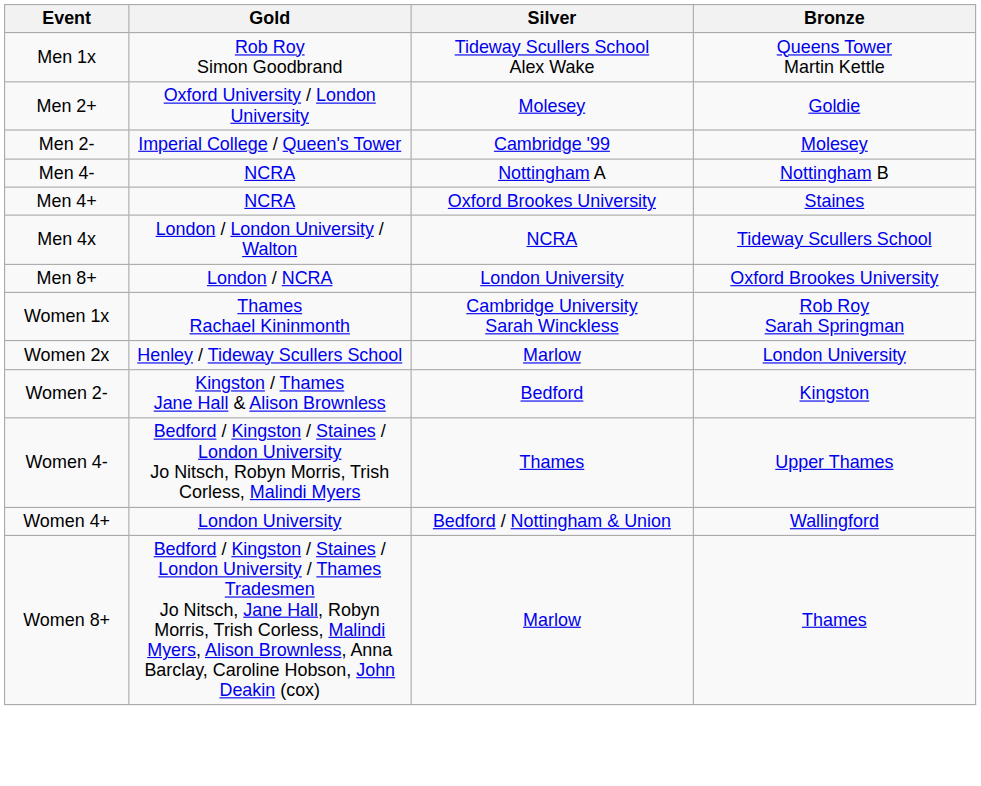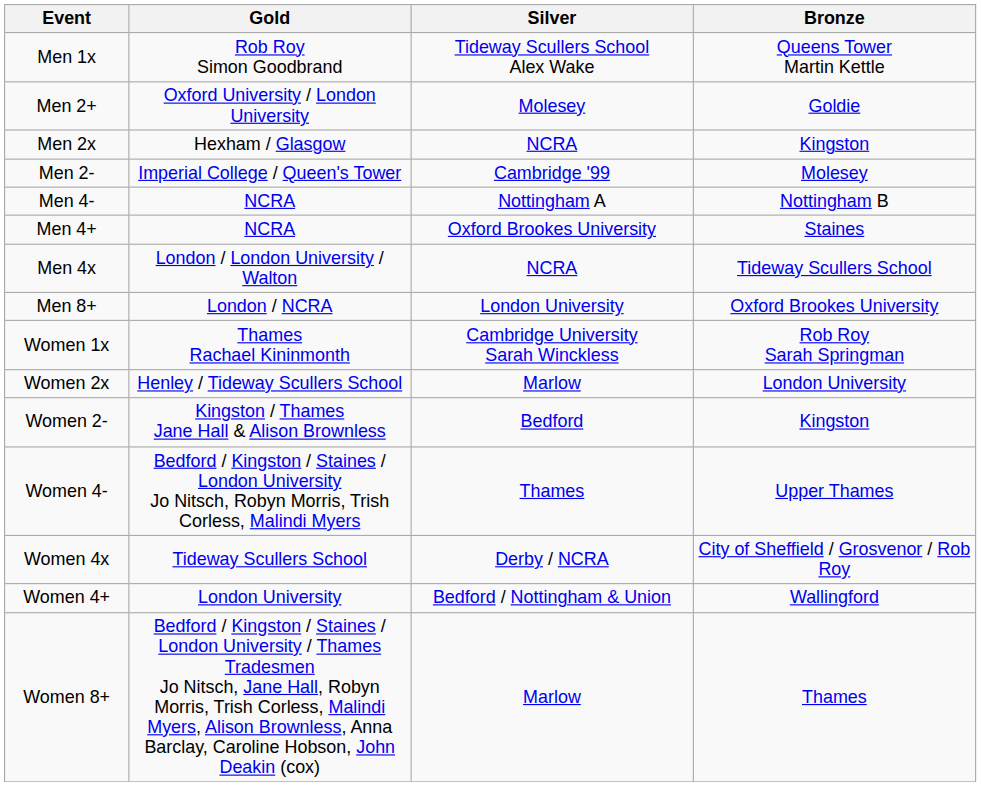+ row: (67, 144)
+ row: (67, 559)
